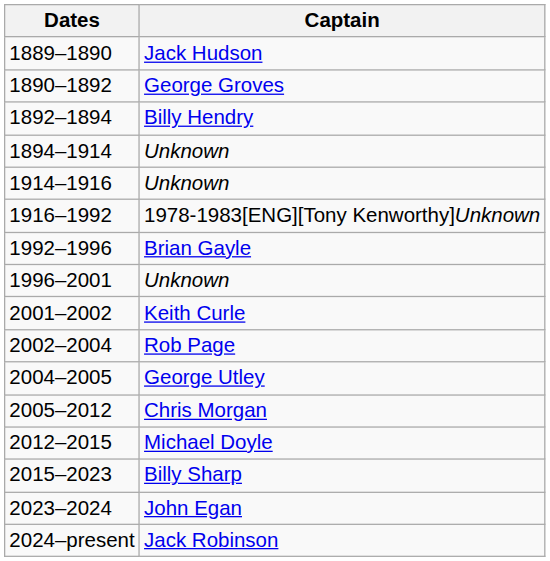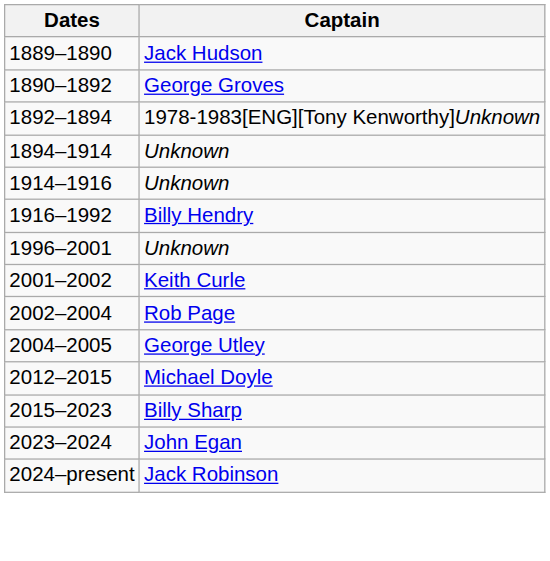(199, 118) Billy Hendry -> (342, 118) 1978-1983[ENG][Tony Kenworthy]Unknown
(342, 215) 1978-1983[ENG][Tony Kenworthy]Unknown -> (199, 215) Billy Hendry
- row: (61, 248)
- row: (61, 410)
